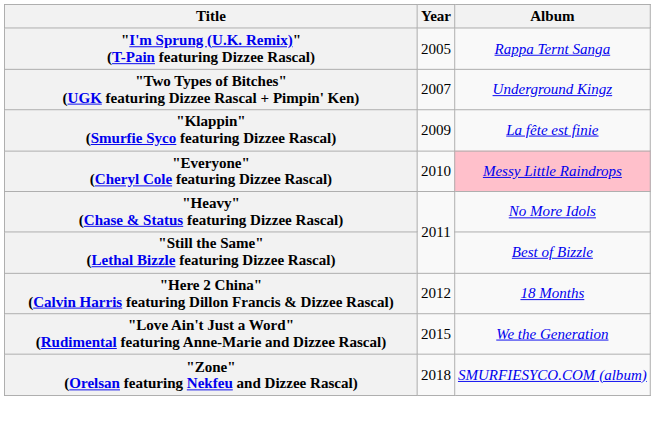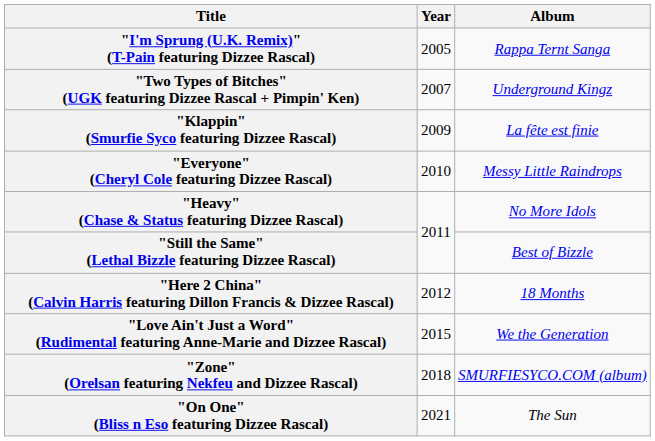(552, 171) pink background -> (552, 171) no background
+ row: (211, 415)
